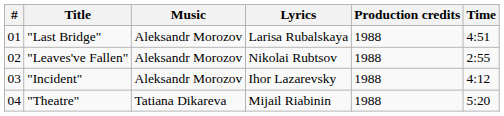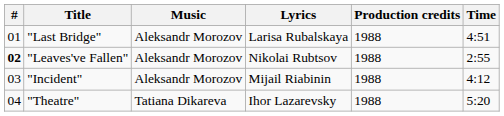(14, 57) normal -> (14, 57) bold
(292, 79) Ihor Lazarevsky -> (290, 79) Mijail Riabinin
(290, 100) Mijail Riabinin -> (292, 100) Ihor Lazarevsky
